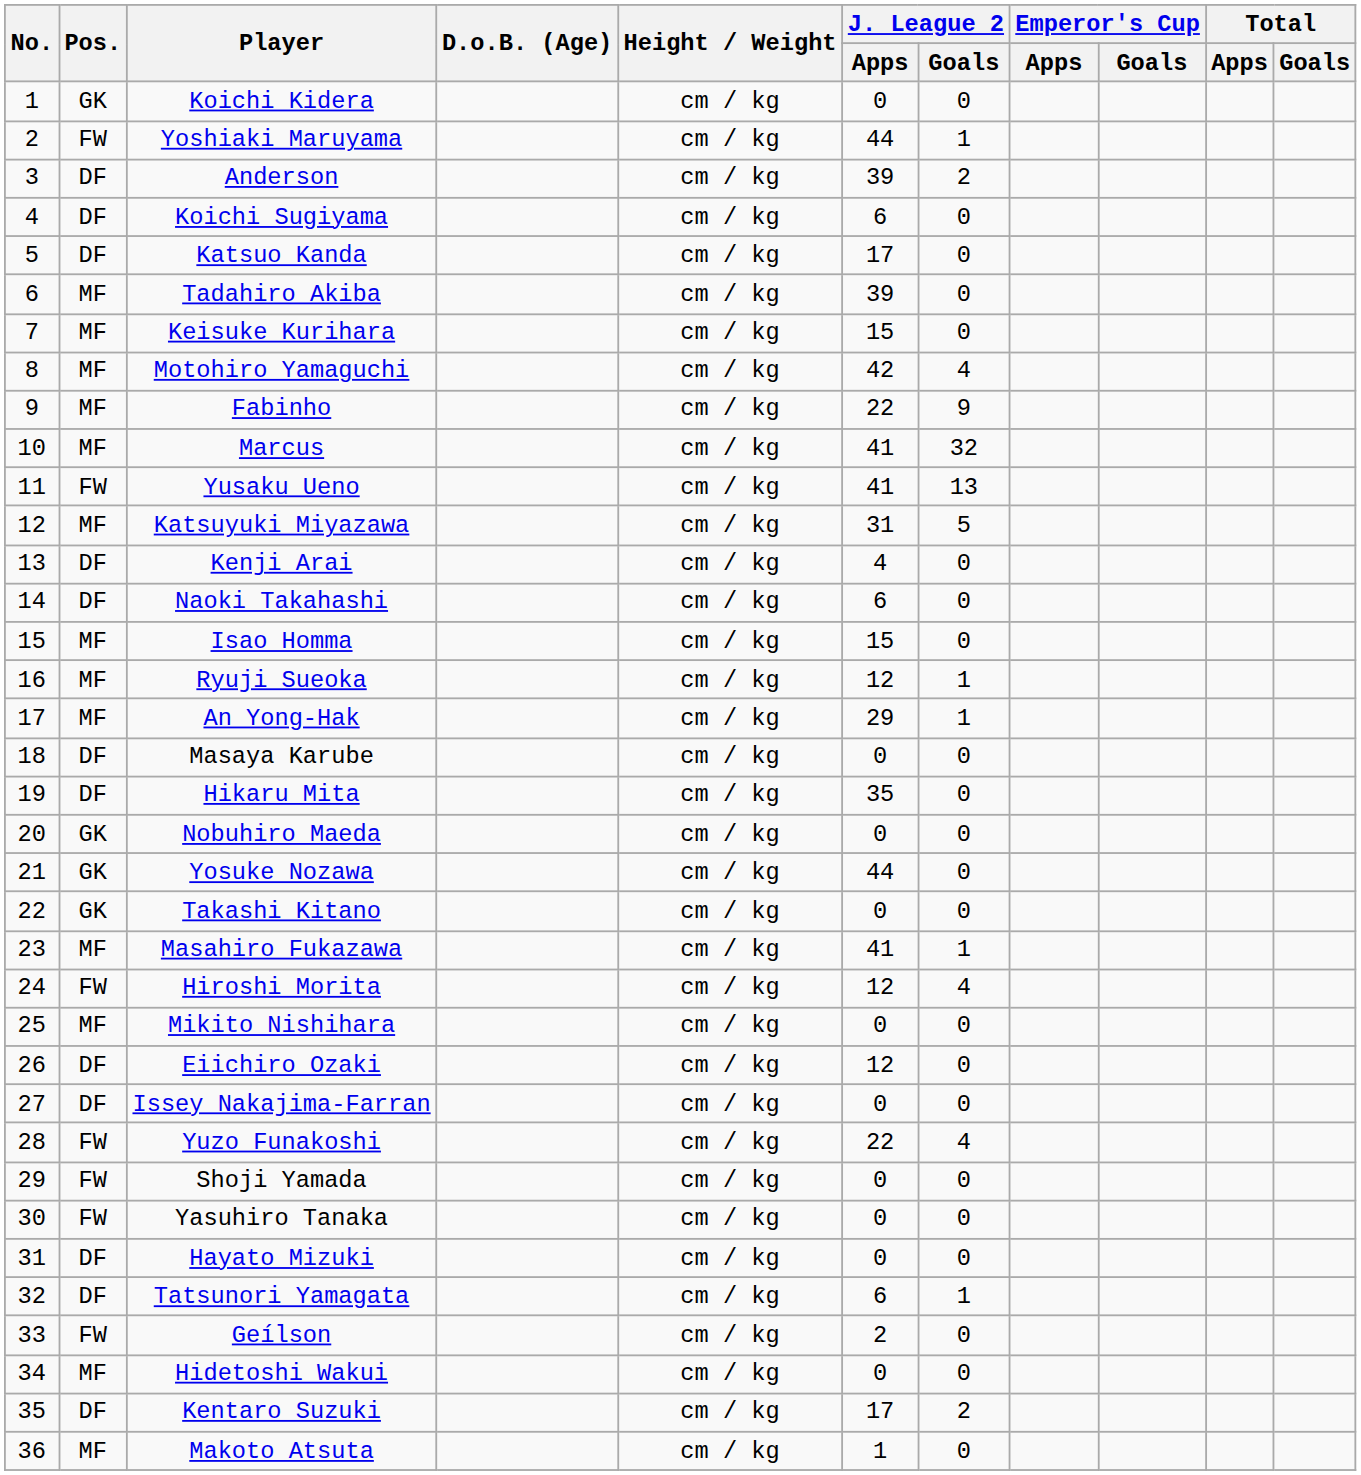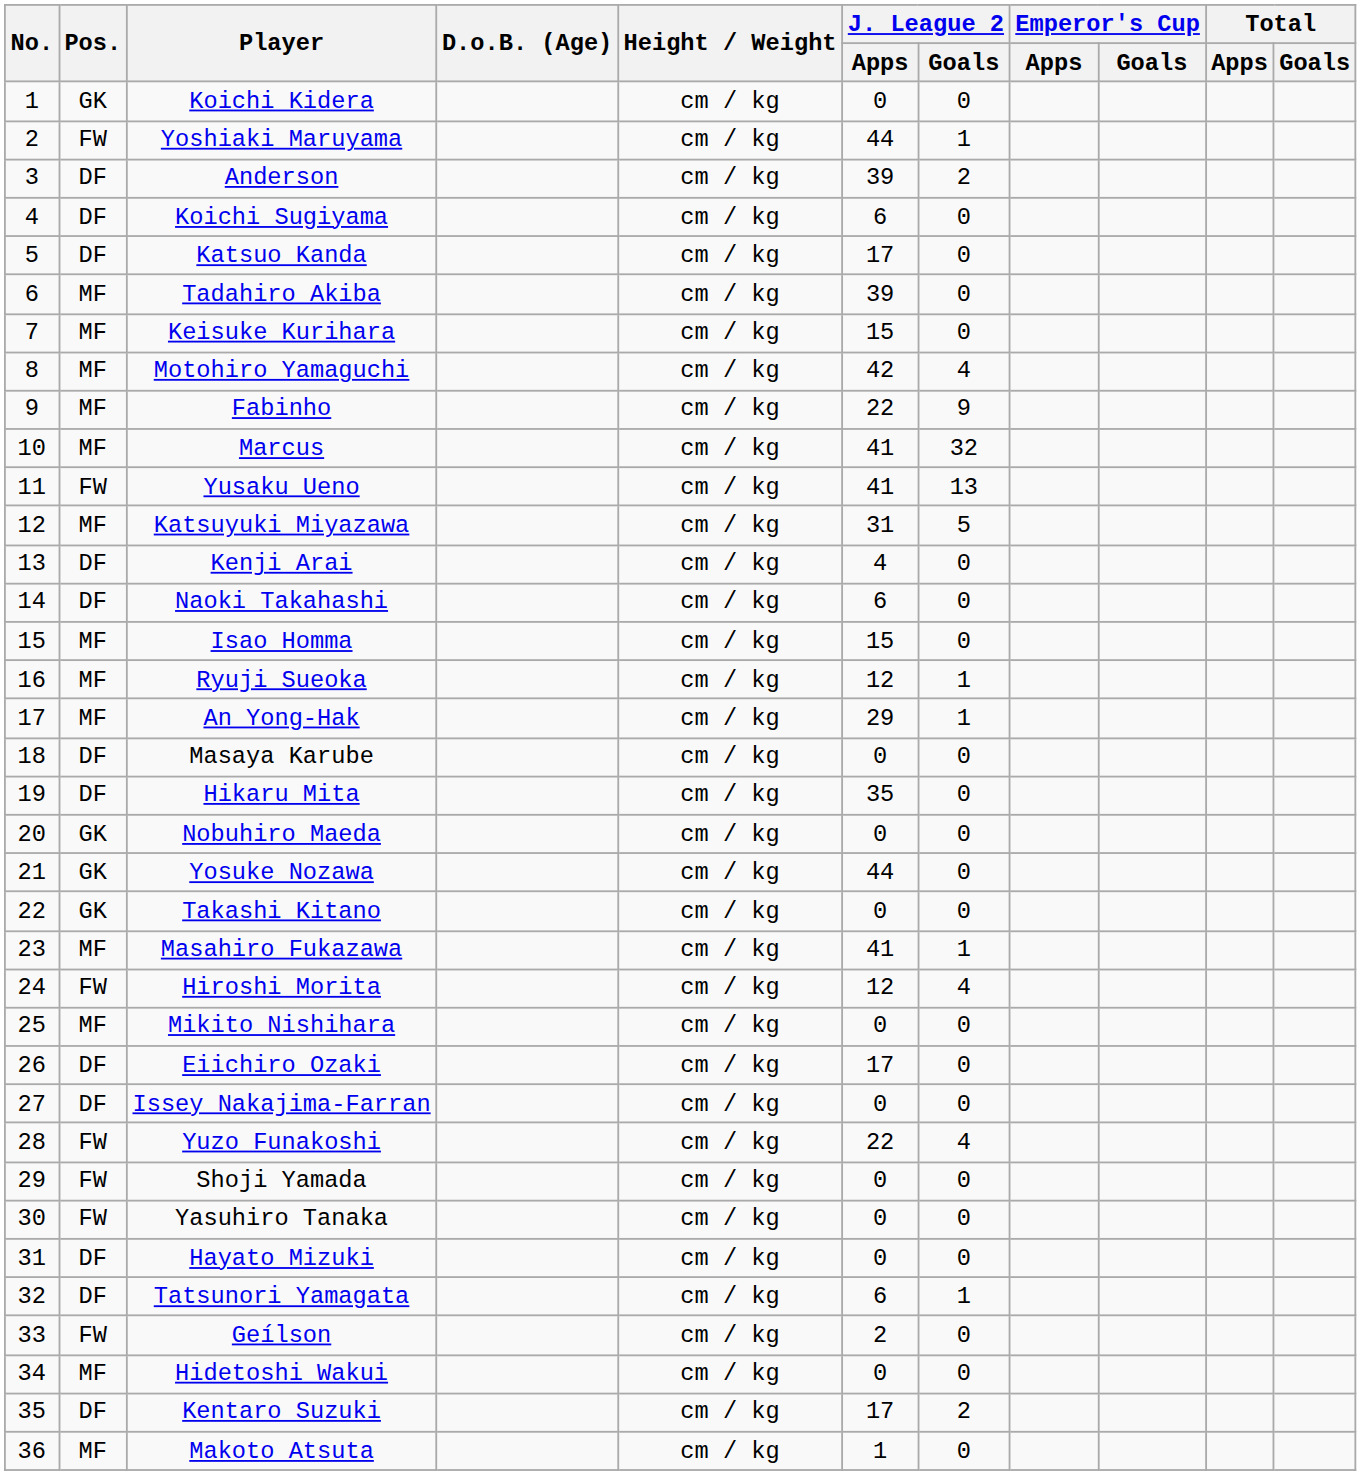(880, 1065) 12 -> (880, 1065) 17
